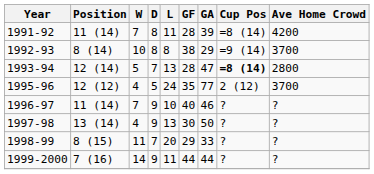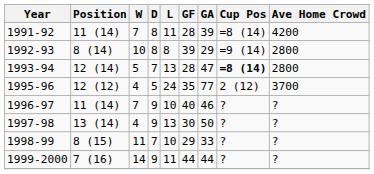(189, 50) 38 -> (189, 50) 39
(285, 50) 3700 -> (285, 50) 2800
(170, 141) 20 -> (170, 141) 10
